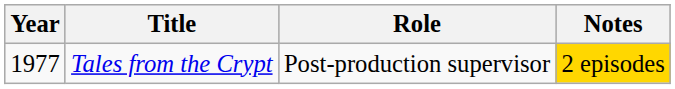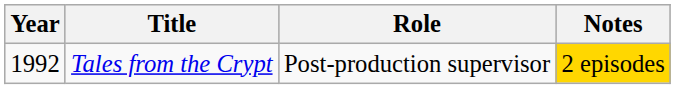(35, 63) 1977 -> (35, 63) 1992
